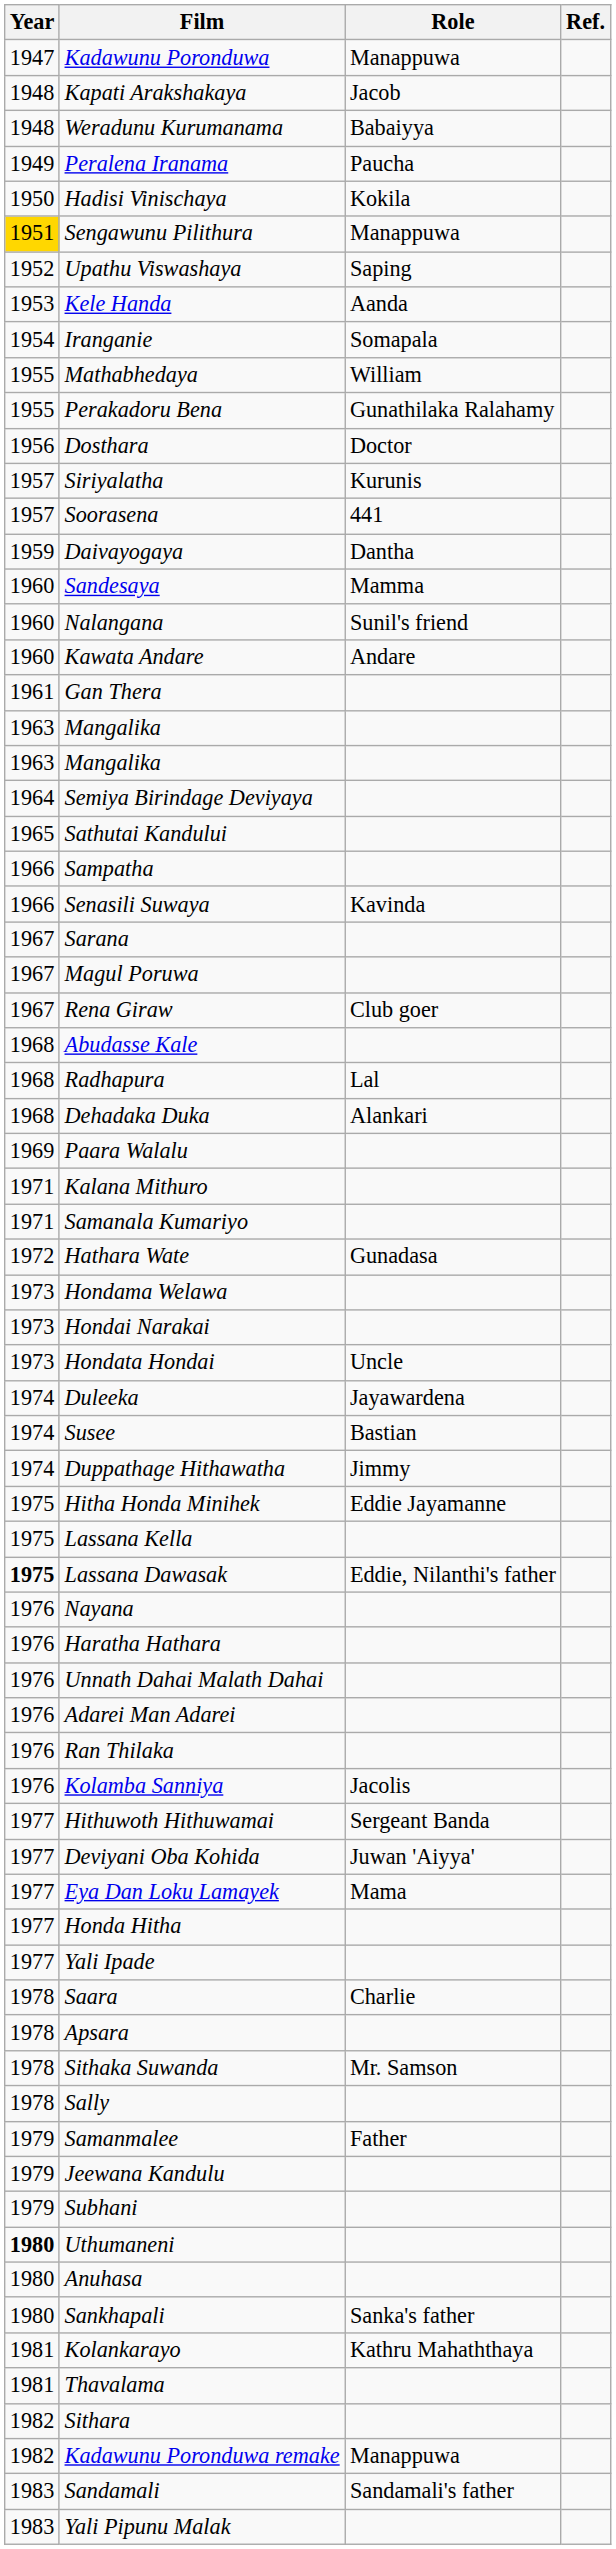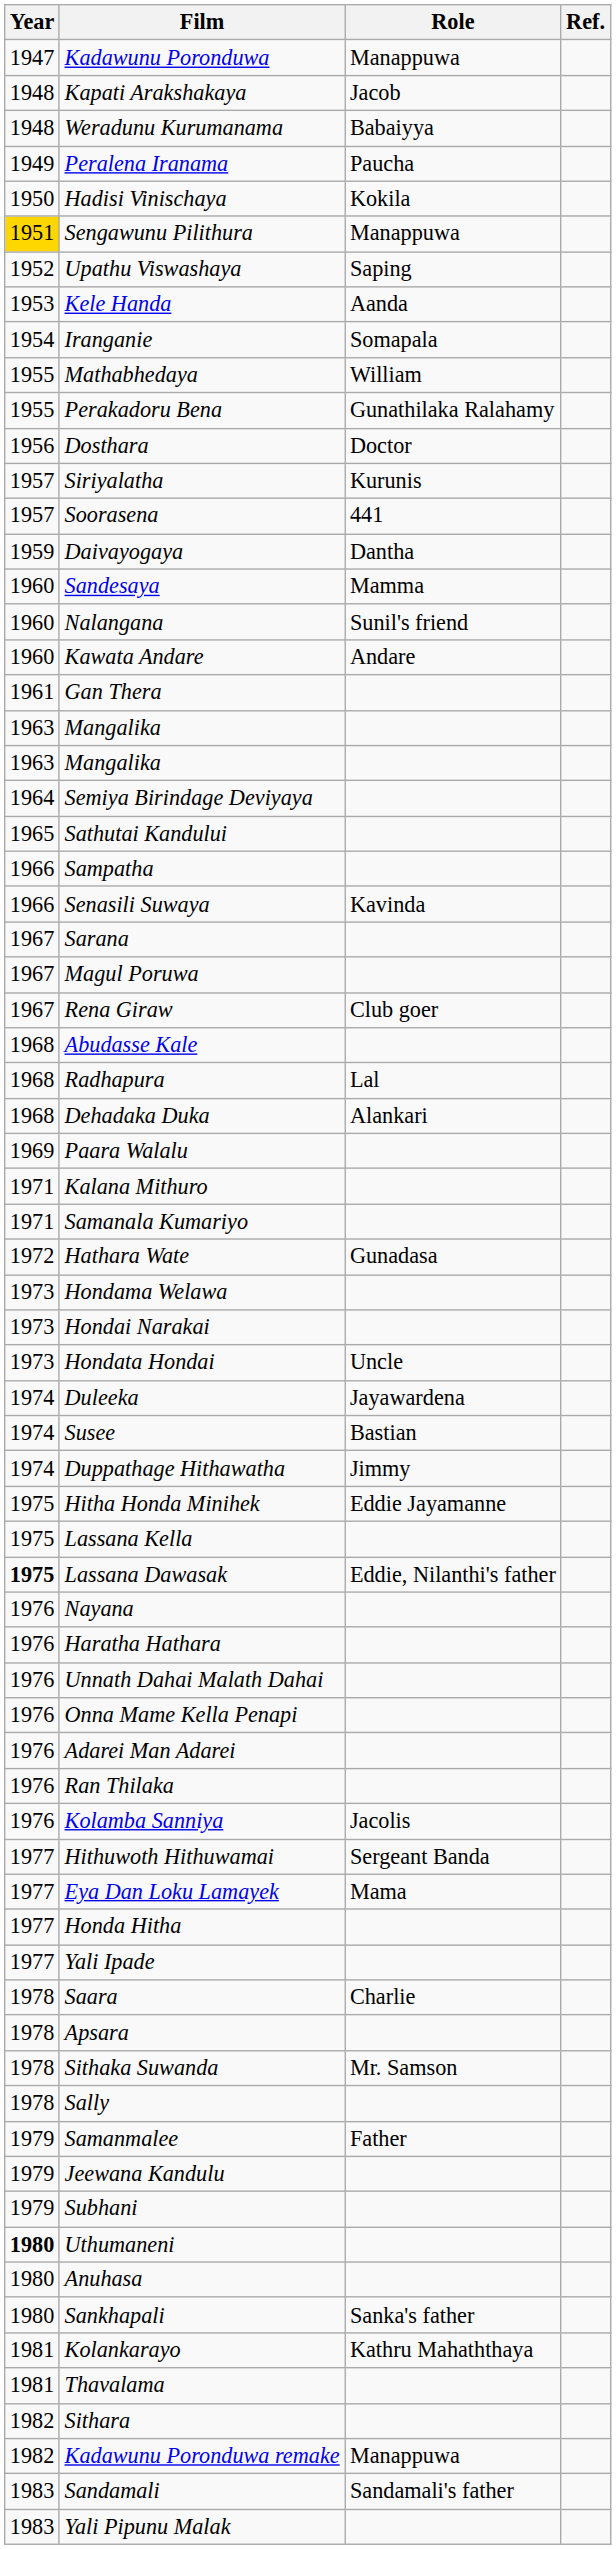+ row: (181, 1715)
- row: (162, 1856)
